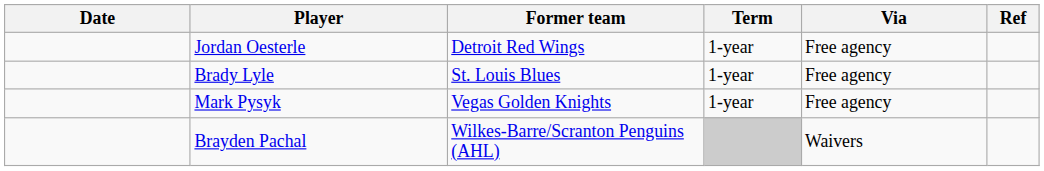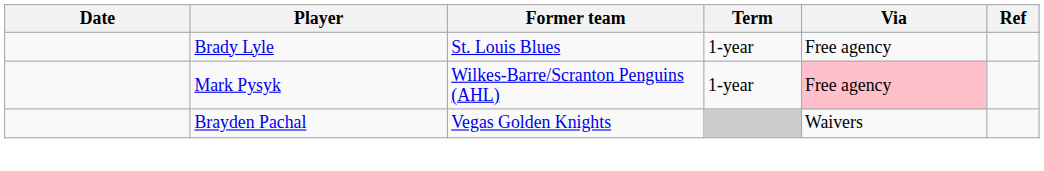- row: (250, 46)
(531, 103) Vegas Golden Knights -> (568, 84) Wilkes-Barre/Scranton Penguins (AHL)
(848, 103) no background -> (848, 84) pink background
(568, 141) Wilkes-Barre/Scranton Penguins (AHL) -> (531, 123) Vegas Golden Knights
